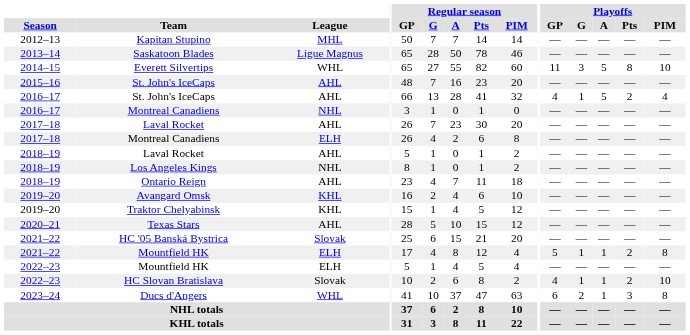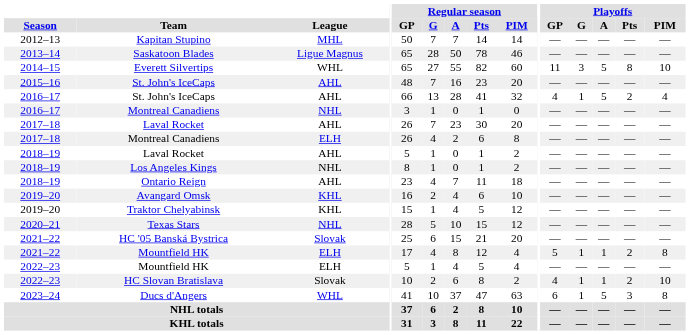(330, 224) AHL -> (330, 224) NHL
(581, 295) 2 -> (581, 295) 1
(604, 295) 1 -> (604, 295) 5
